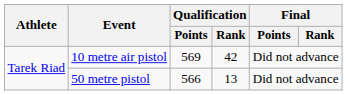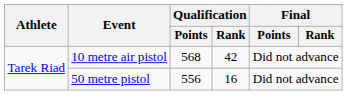(191, 57) 569 -> (191, 57) 568
(191, 79) 566 -> (191, 79) 556
(231, 79) 13 -> (231, 79) 16
